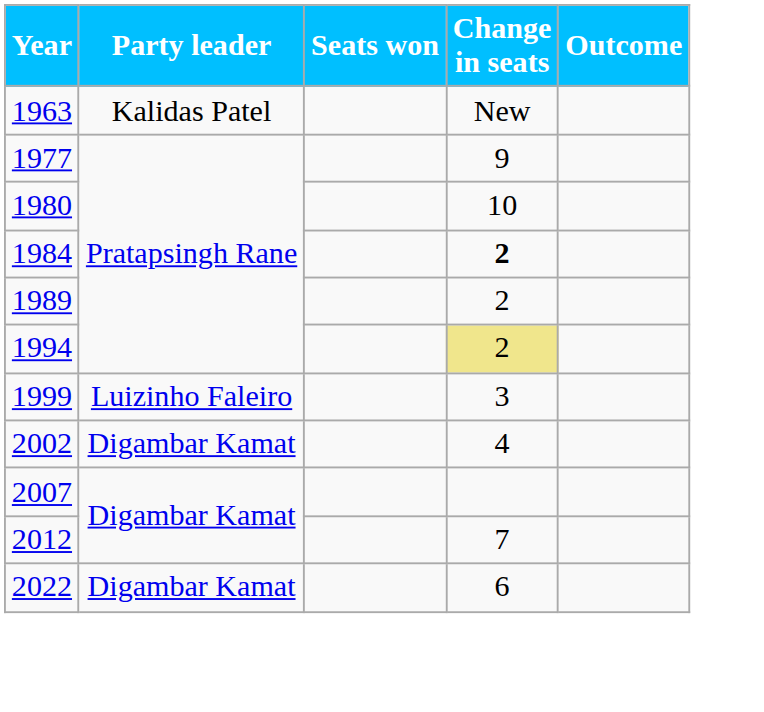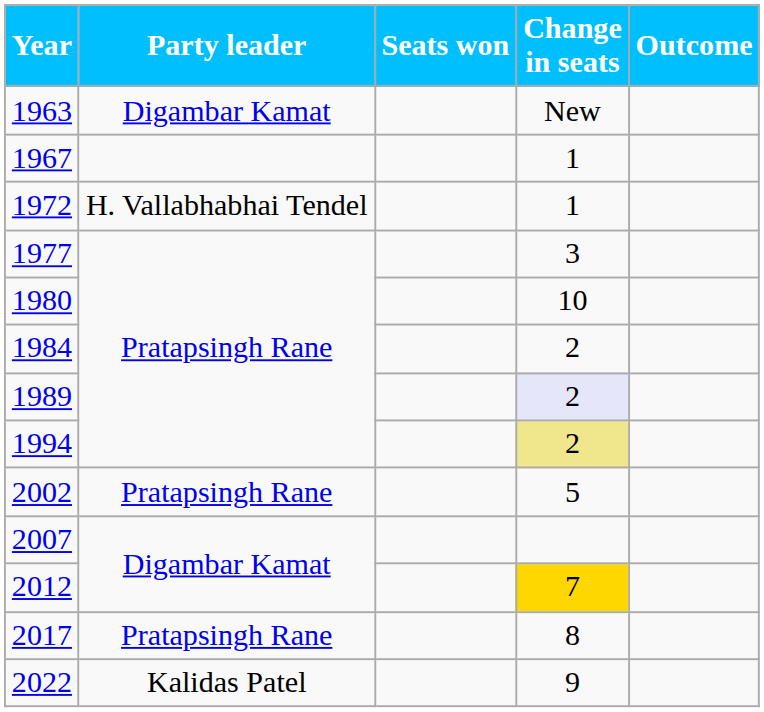(192, 109) Kalidas Patel -> (227, 109) Digambar Kamat
+ row: (42, 157)
+ row: (42, 205)
(502, 157) 9 -> (572, 253) 3
(502, 253) bold -> (572, 348) normal
(502, 300) no background -> (572, 396) lavender background
- row: (42, 396)
(192, 443) Digambar Kamat -> (227, 491) Pratapsingh Rane
(502, 443) 4 -> (572, 491) 5
(502, 539) no background -> (572, 586) gold background
+ row: (42, 634)
(192, 586) Digambar Kamat -> (227, 682) Kalidas Patel
(502, 586) 6 -> (572, 682) 9
